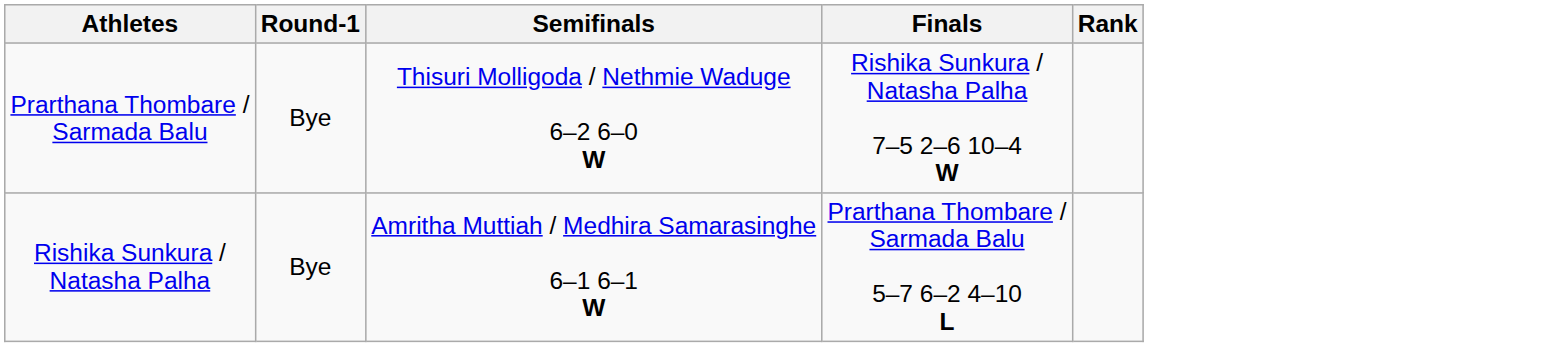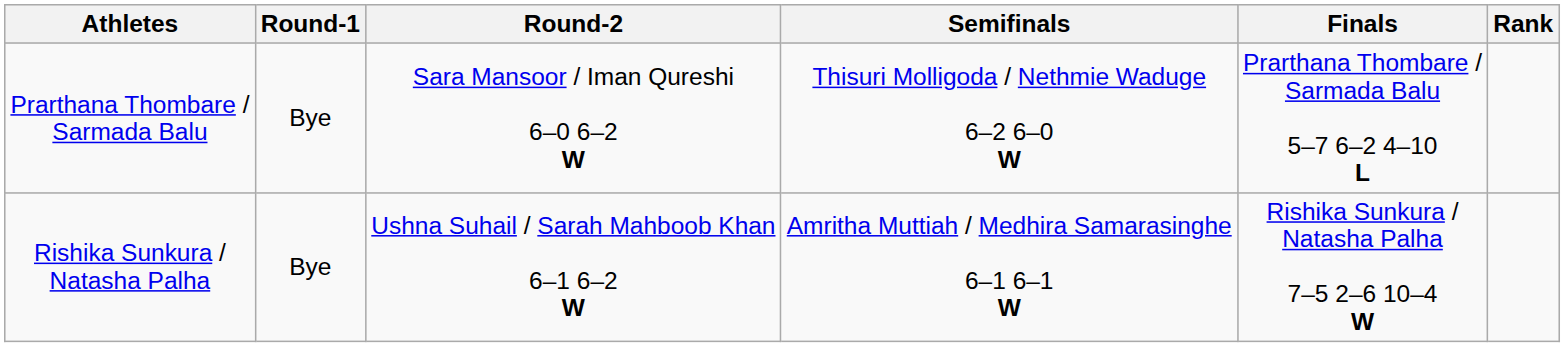+ column: (573, 23)
(947, 117) Rishika Sunkura / Natasha Palha 7–5 2–6 10–4 W -> (1363, 117) Prarthana Thombare / Sarmada Balu 5–7 6–2 4–10 L
(947, 266) Prarthana Thombare / Sarmada Balu 5–7 6–2 4–10 L -> (1363, 266) Rishika Sunkura / Natasha Palha 7–5 2–6 10–4 W
